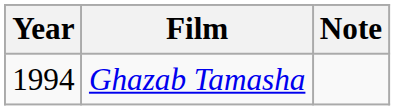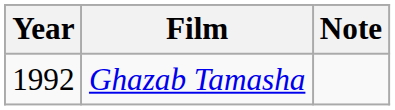(43, 78) 1994 -> (43, 78) 1992
